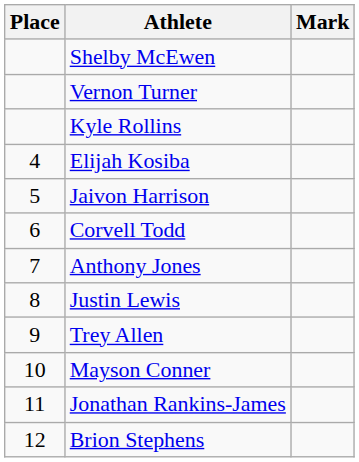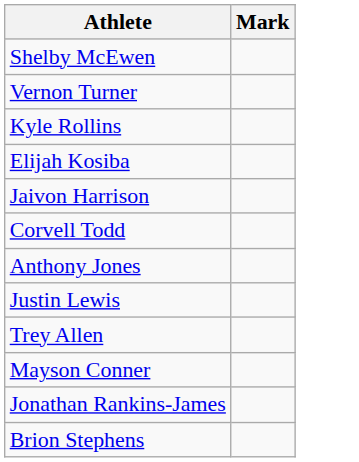- column: (35, 21)
